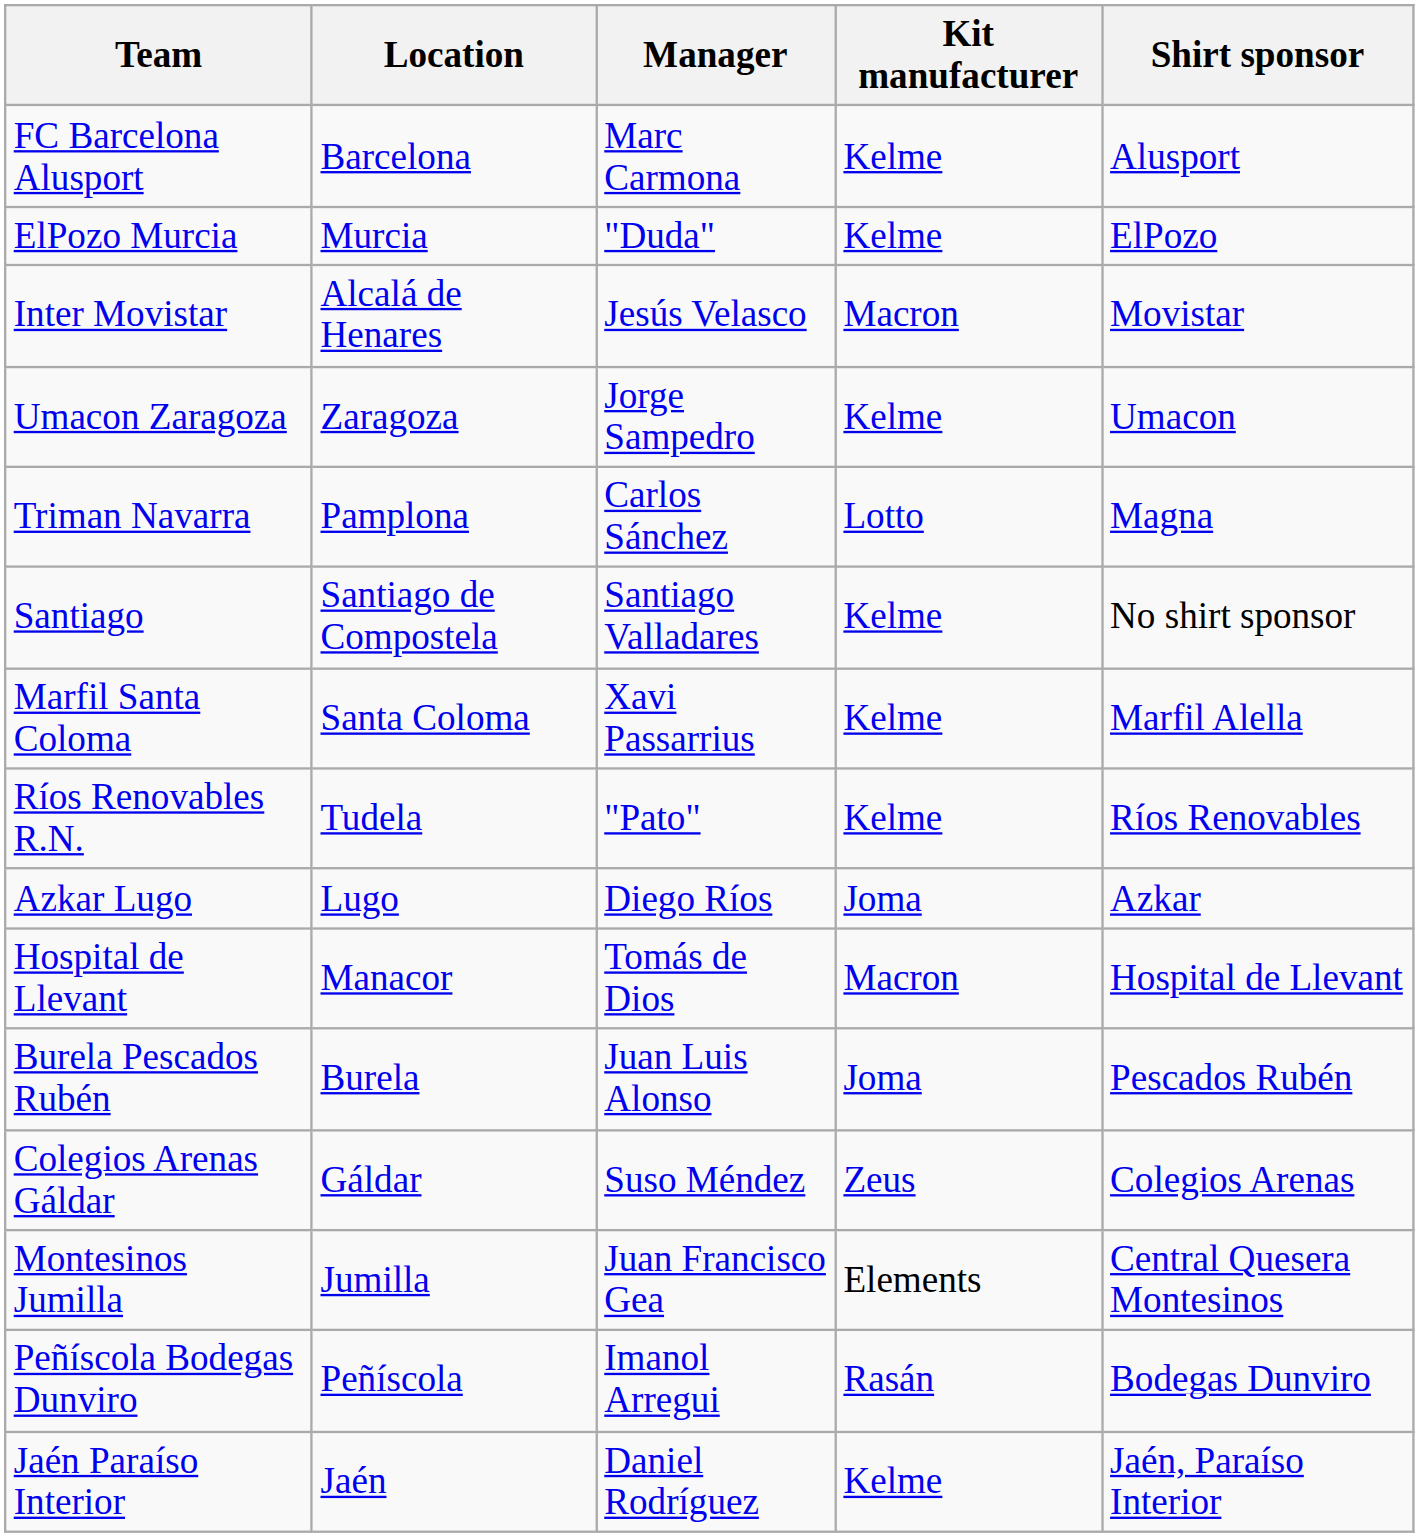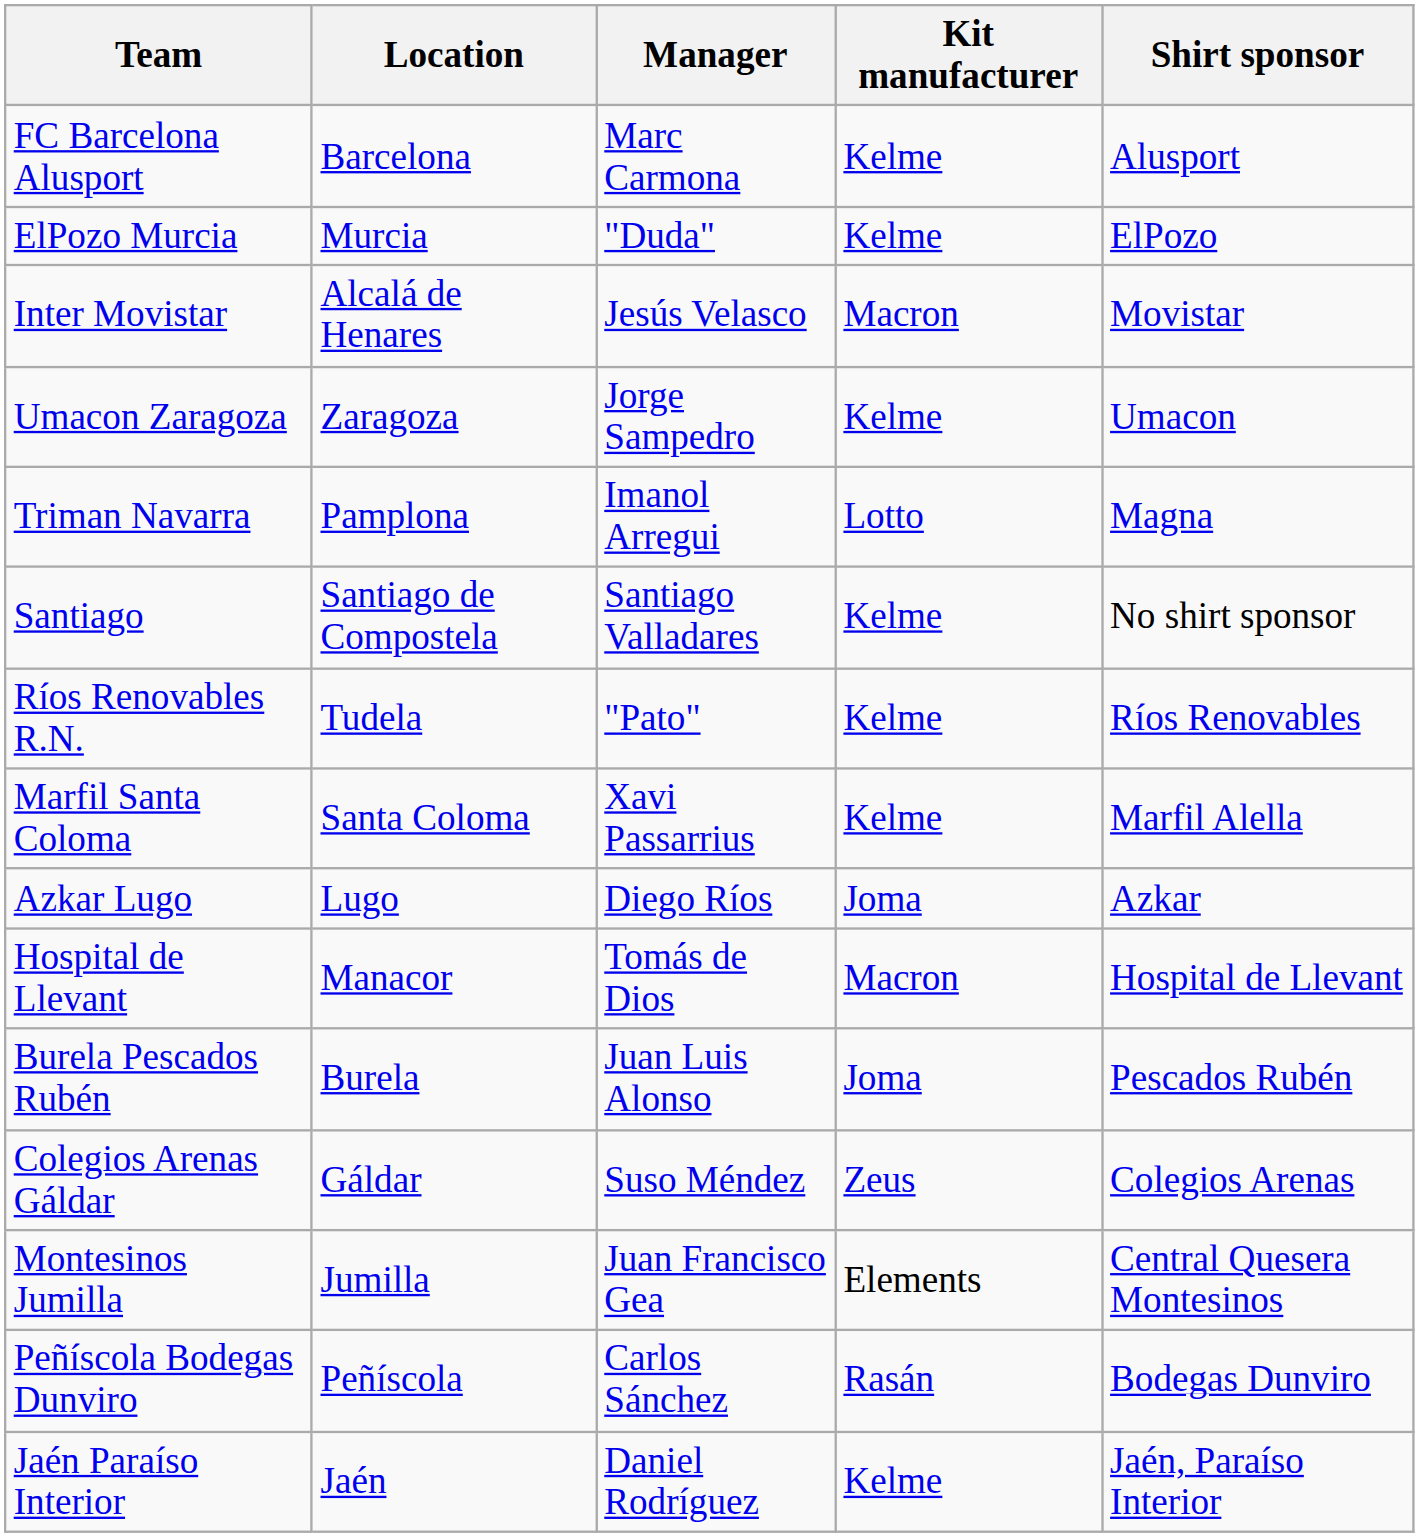(666, 516) Carlos Sánchez -> (662, 516) Imanol Arregui
rows swapped: (139, 818) <-> (107, 717)
(662, 1380) Imanol Arregui -> (666, 1380) Carlos Sánchez
